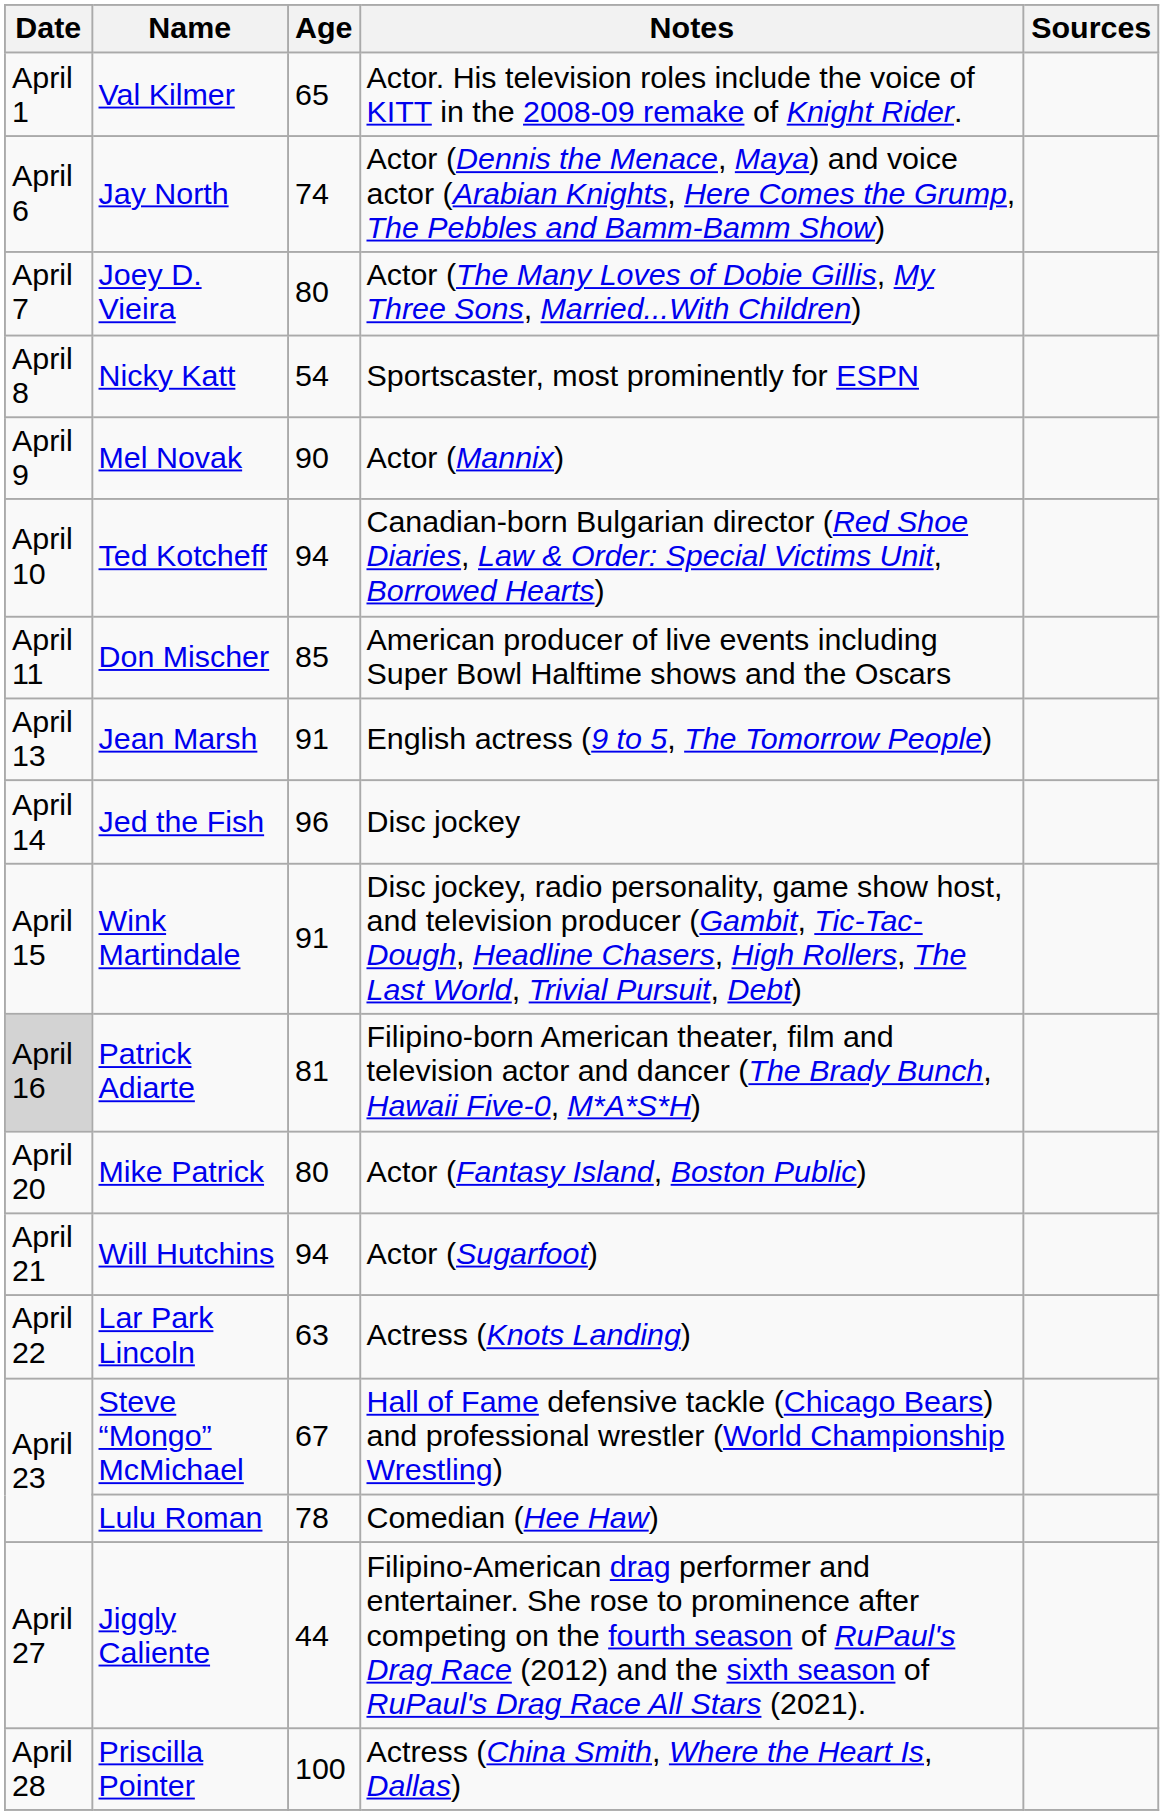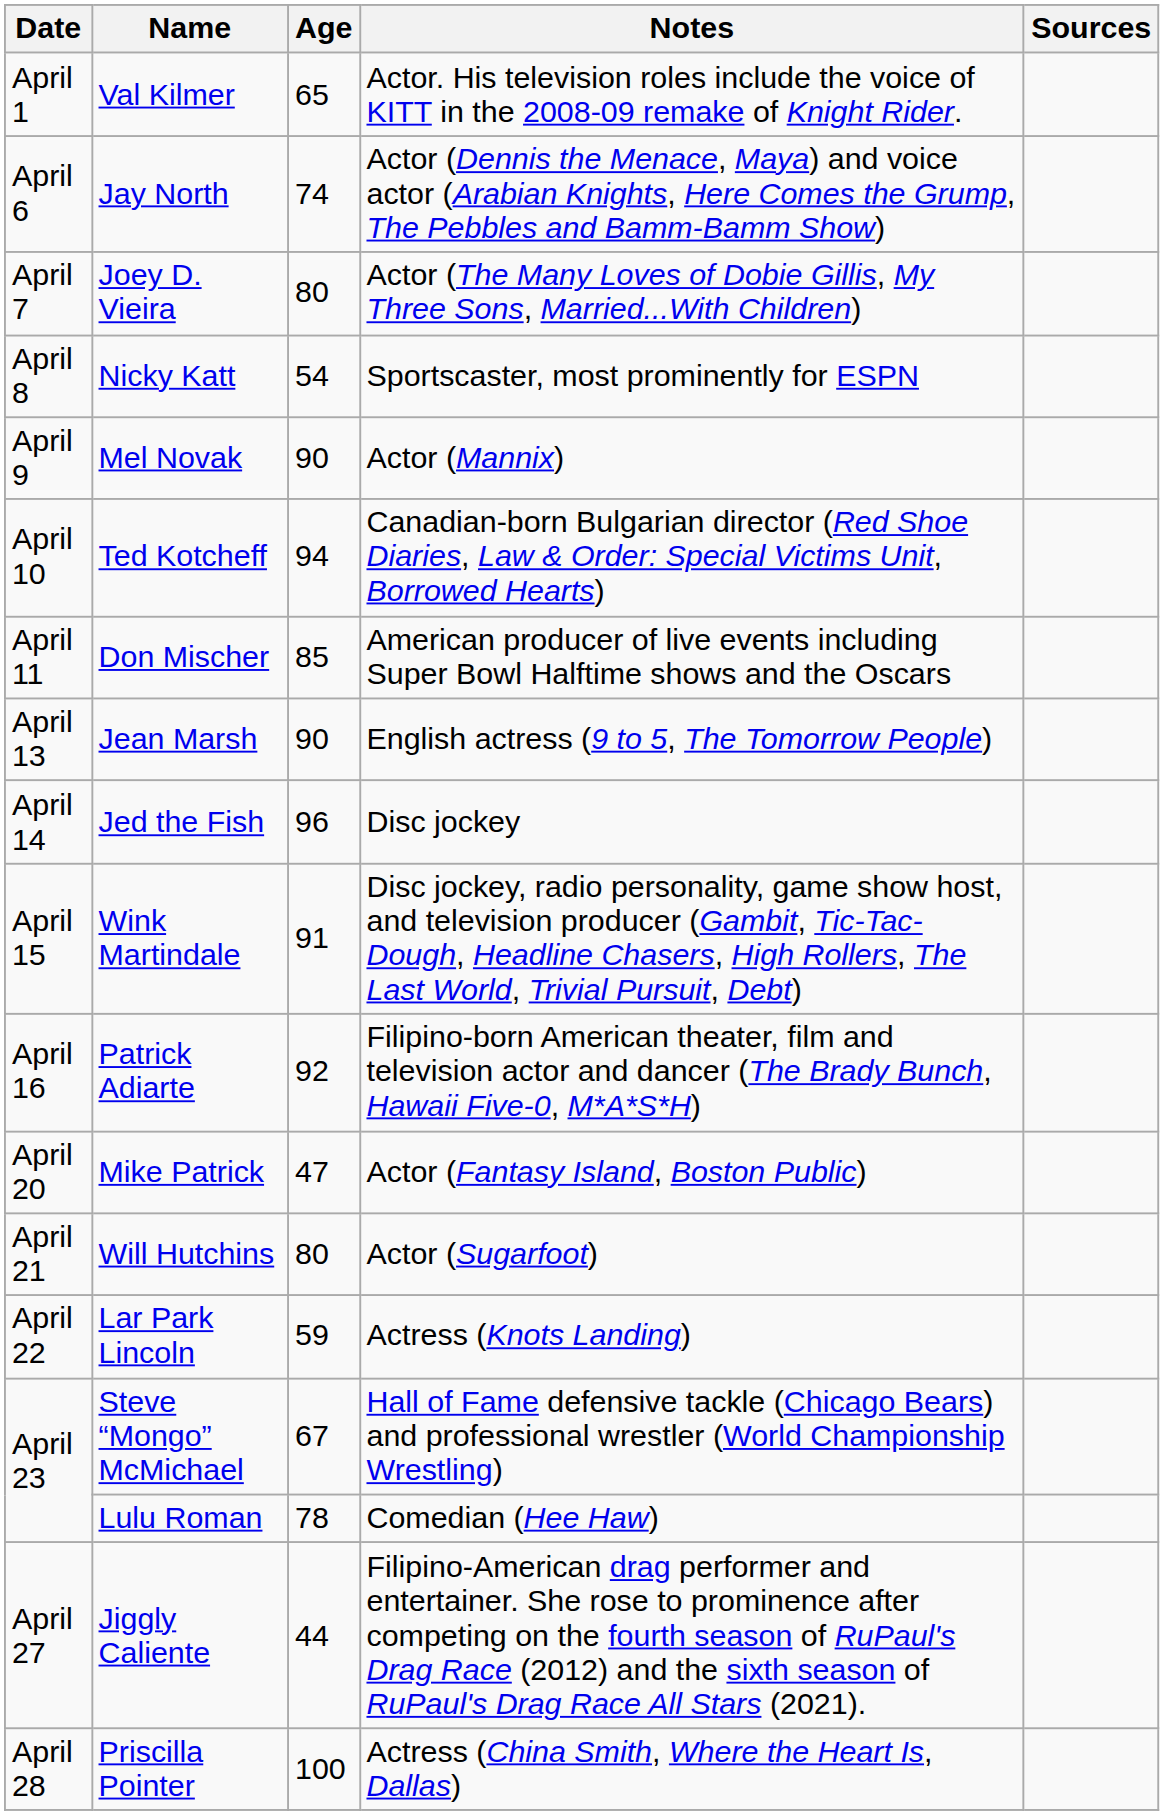(312, 739) 91 -> (312, 739) 90
(42, 1071) lightgrey background -> (42, 1071) no background
(312, 1071) 81 -> (312, 1071) 92
(312, 1171) 80 -> (312, 1171) 47
(312, 1253) 94 -> (312, 1253) 80
(312, 1336) 63 -> (312, 1336) 59
